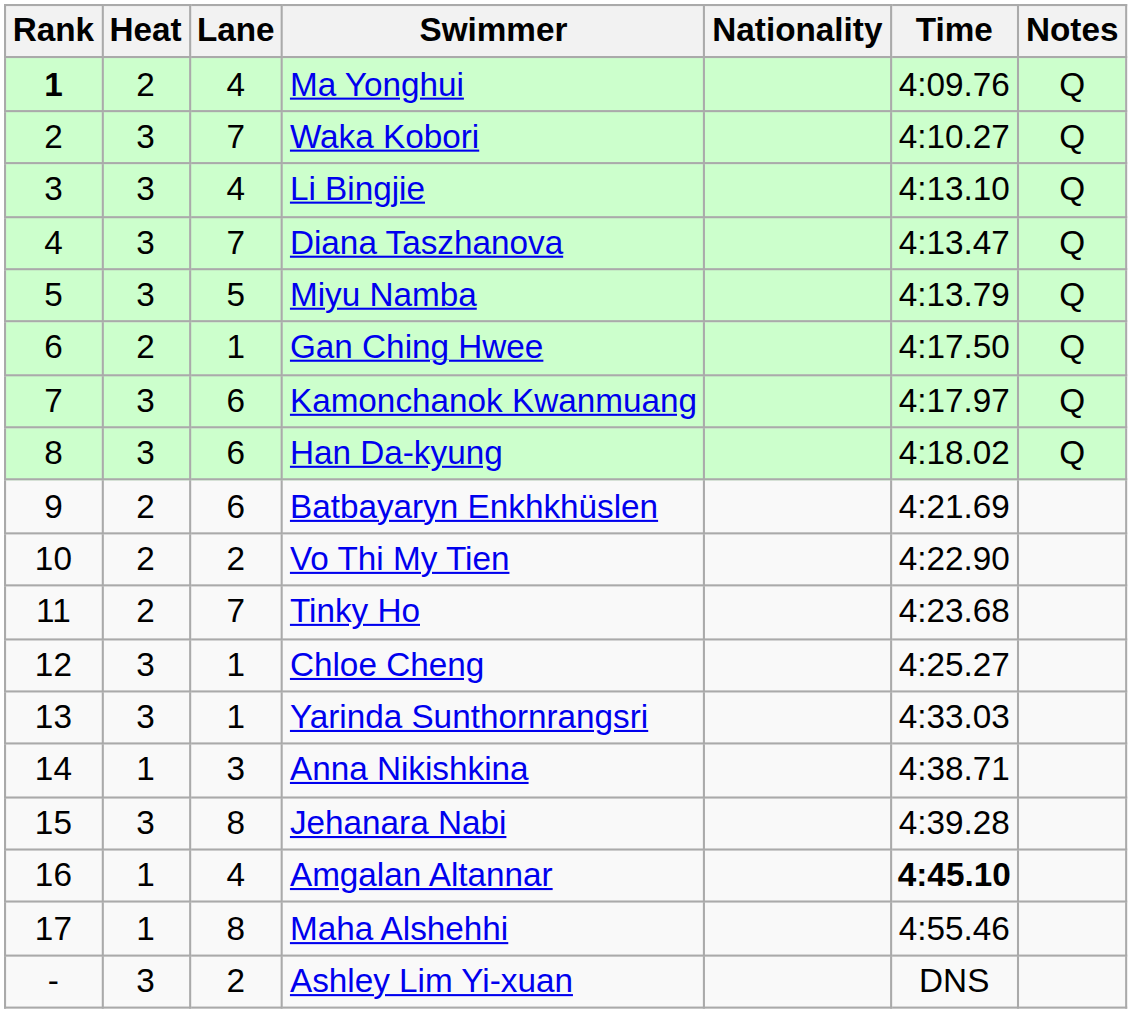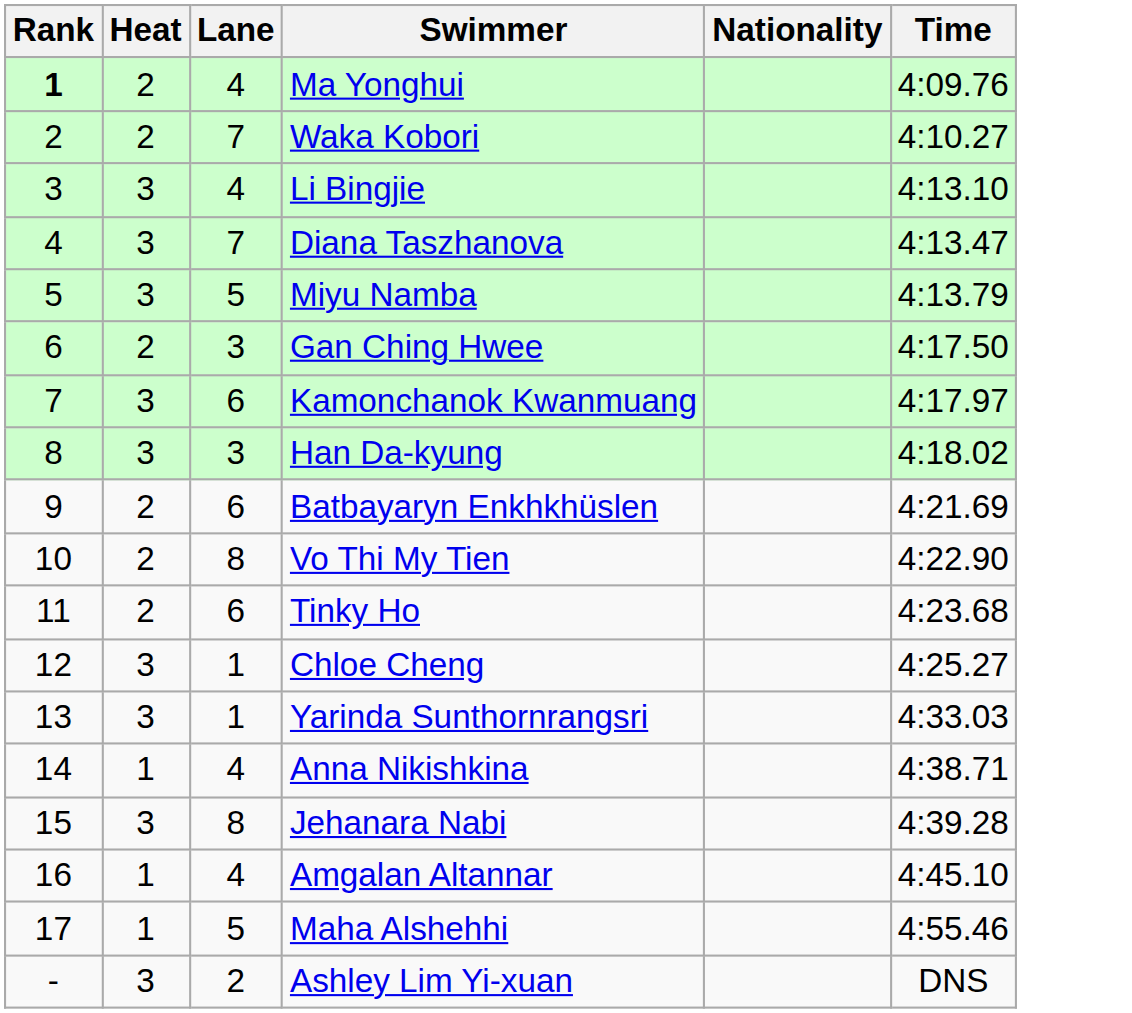- column: (1072, 30)
(146, 136) 3 -> (146, 136) 2
(236, 347) 1 -> (236, 347) 3
(236, 453) 6 -> (236, 453) 3
(236, 558) 2 -> (236, 558) 8
(236, 611) 7 -> (236, 611) 6
(236, 769) 3 -> (236, 769) 4
(954, 875) bold -> (953, 875) normal
(236, 928) 8 -> (236, 928) 5
